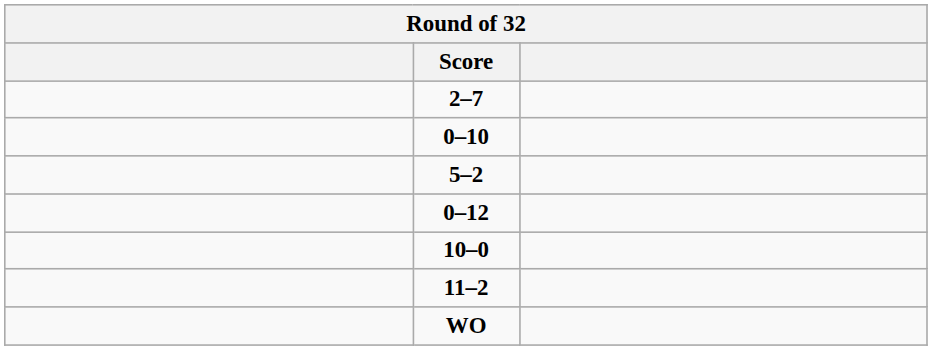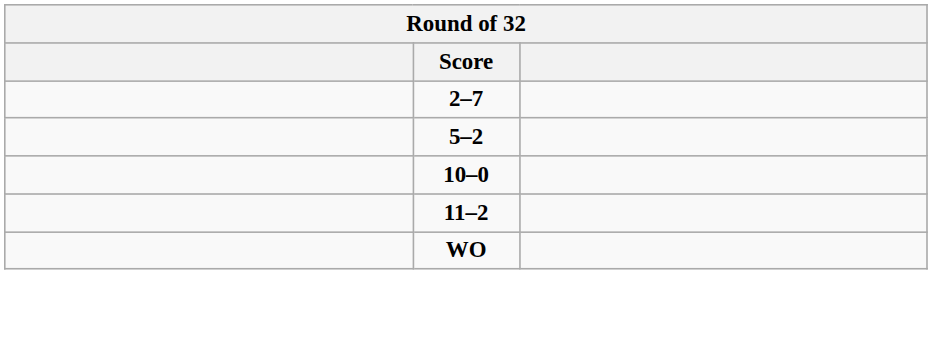- row: (466, 137)
- row: (466, 212)
